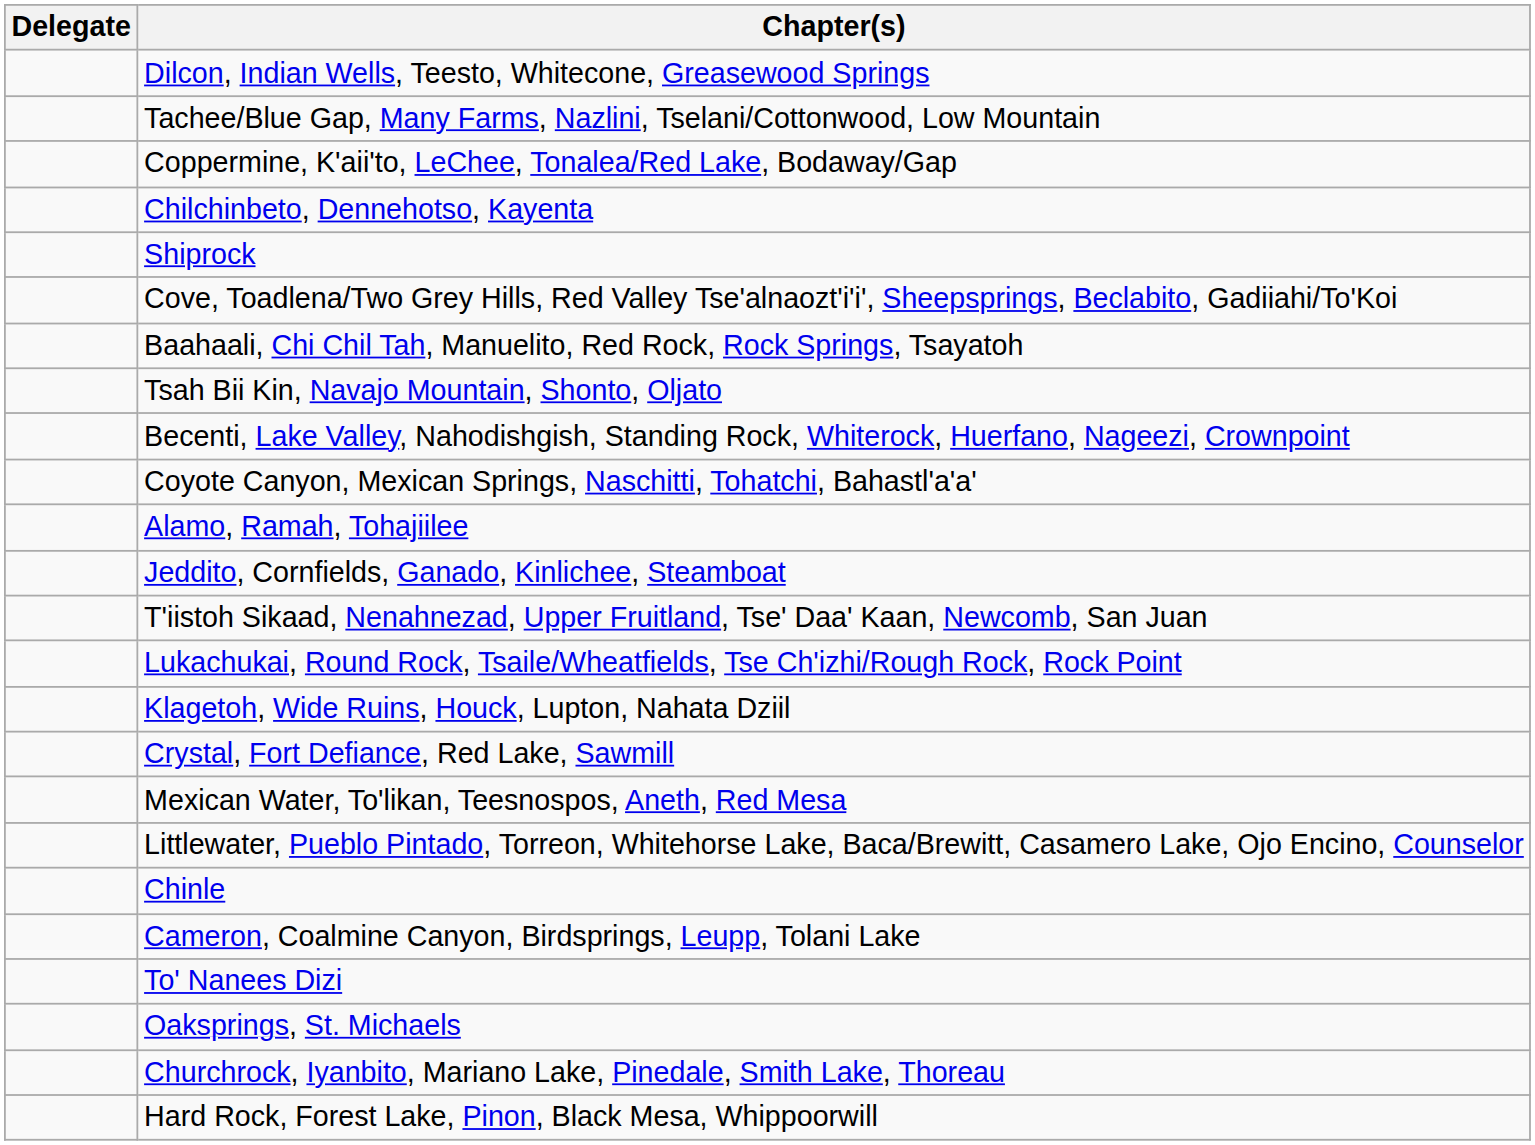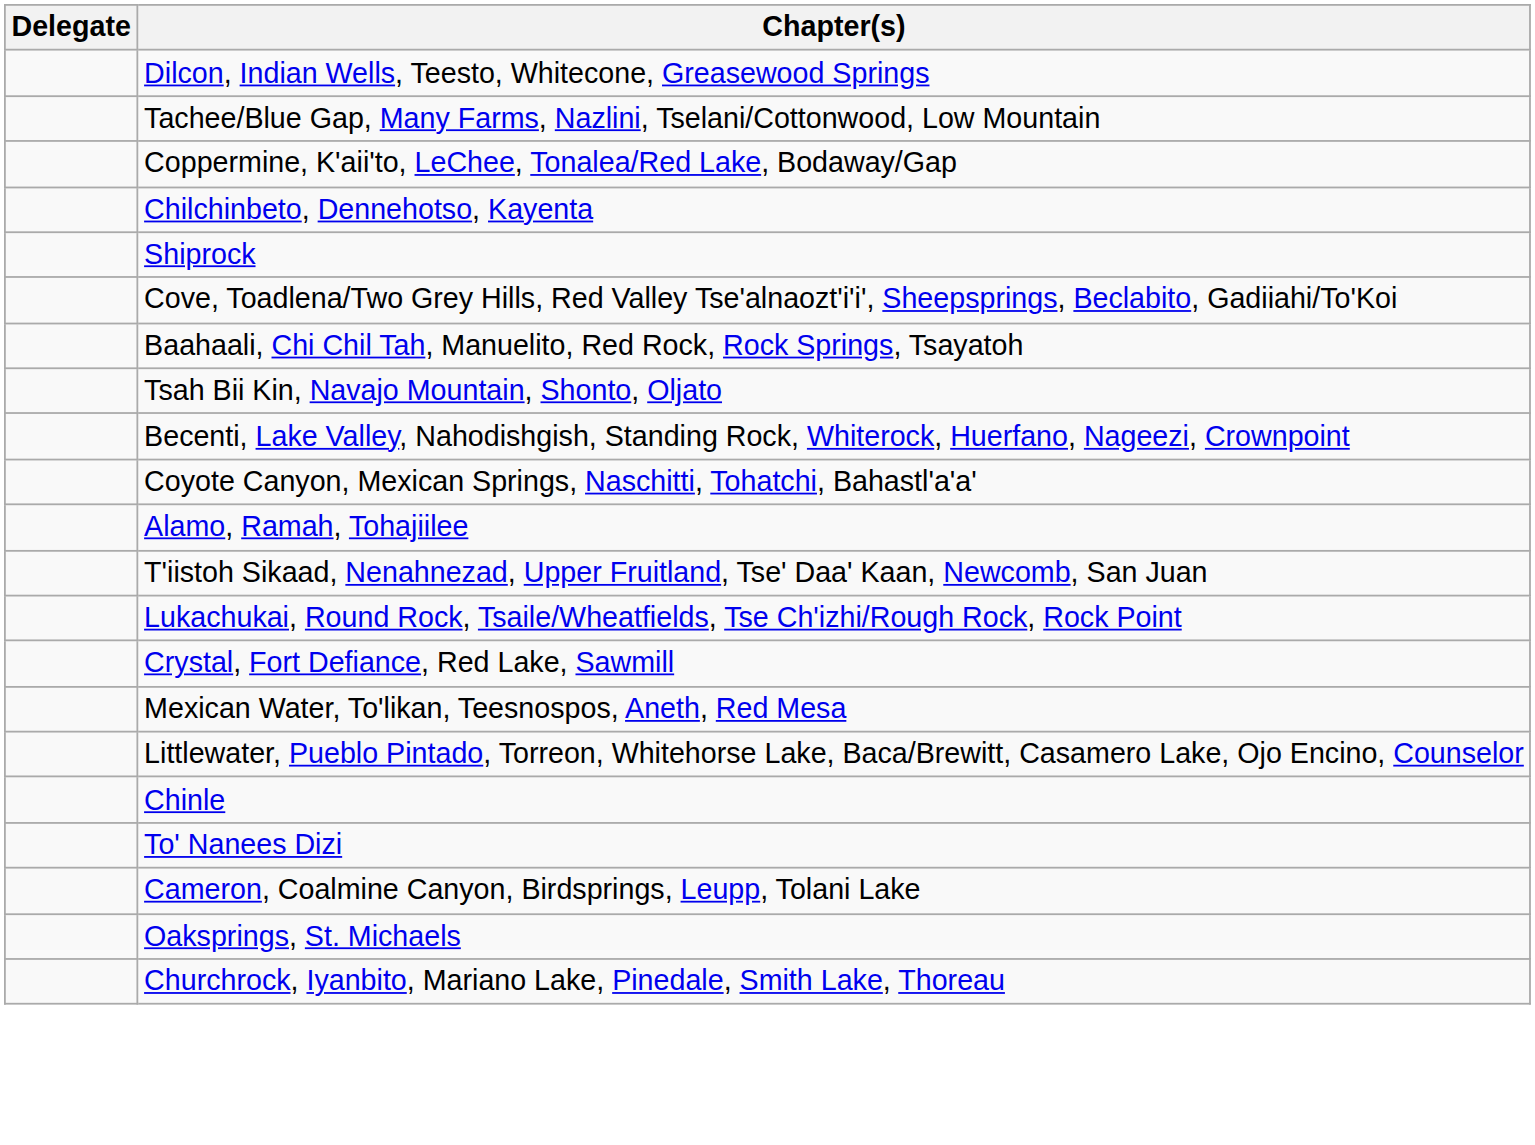- row: (465, 572)
- row: (467, 708)
rows swapped: (243, 981) <-> (532, 935)
- row: (511, 1117)
